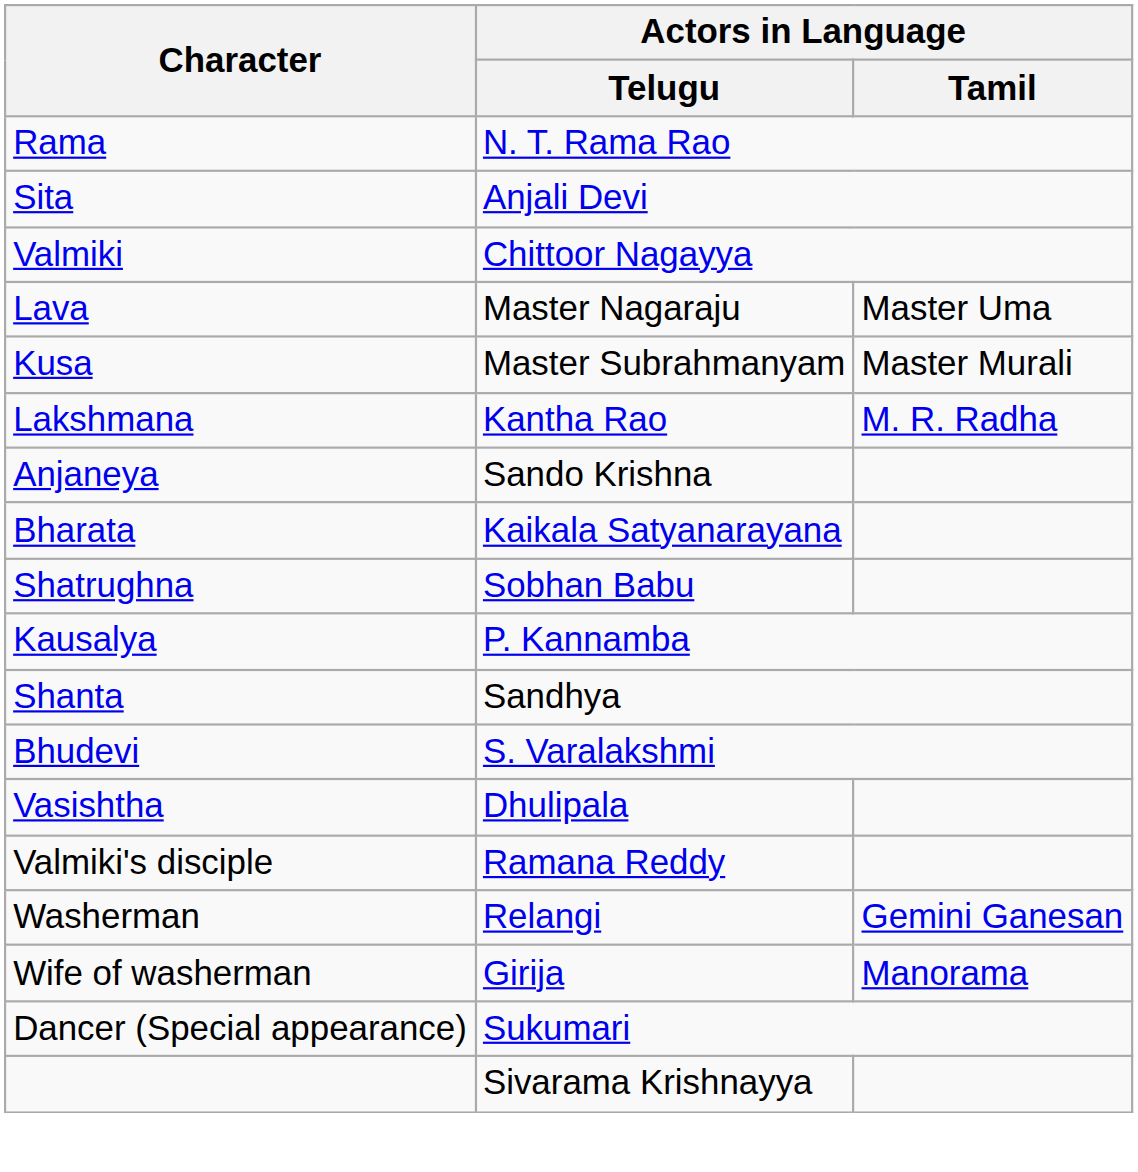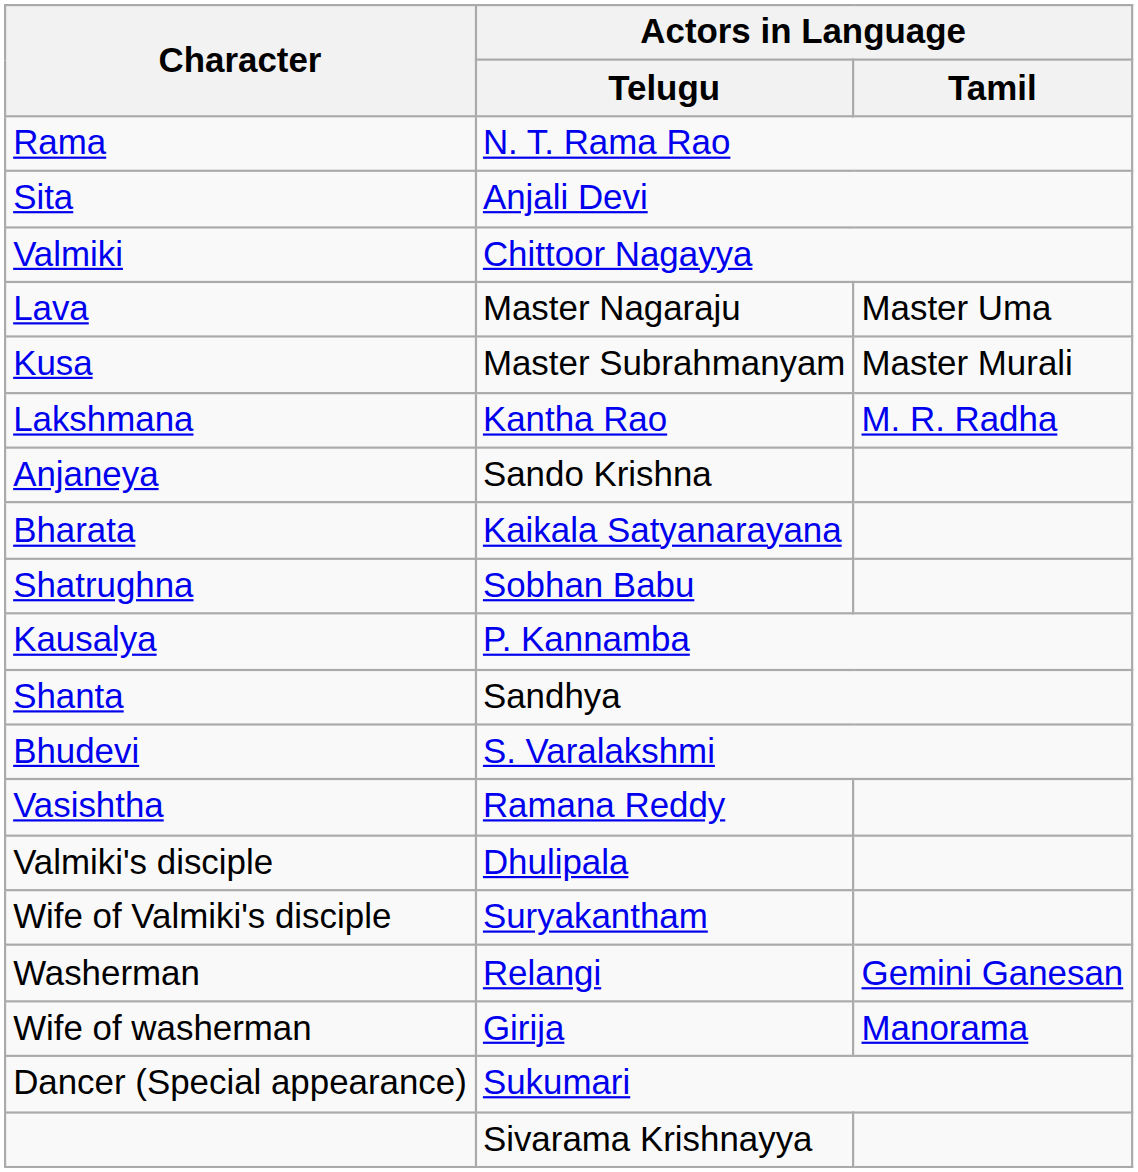(556, 806) Dhulipala -> (604, 806) Ramana Reddy
(604, 861) Ramana Reddy -> (556, 861) Dhulipala
+ row: (202, 917)
